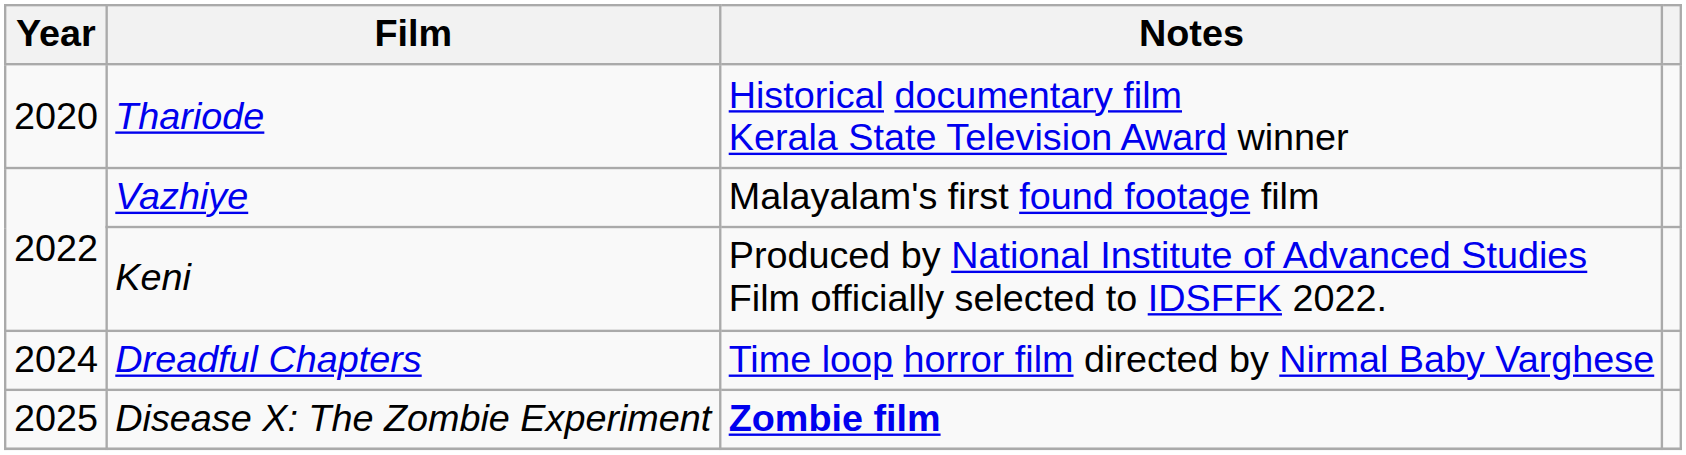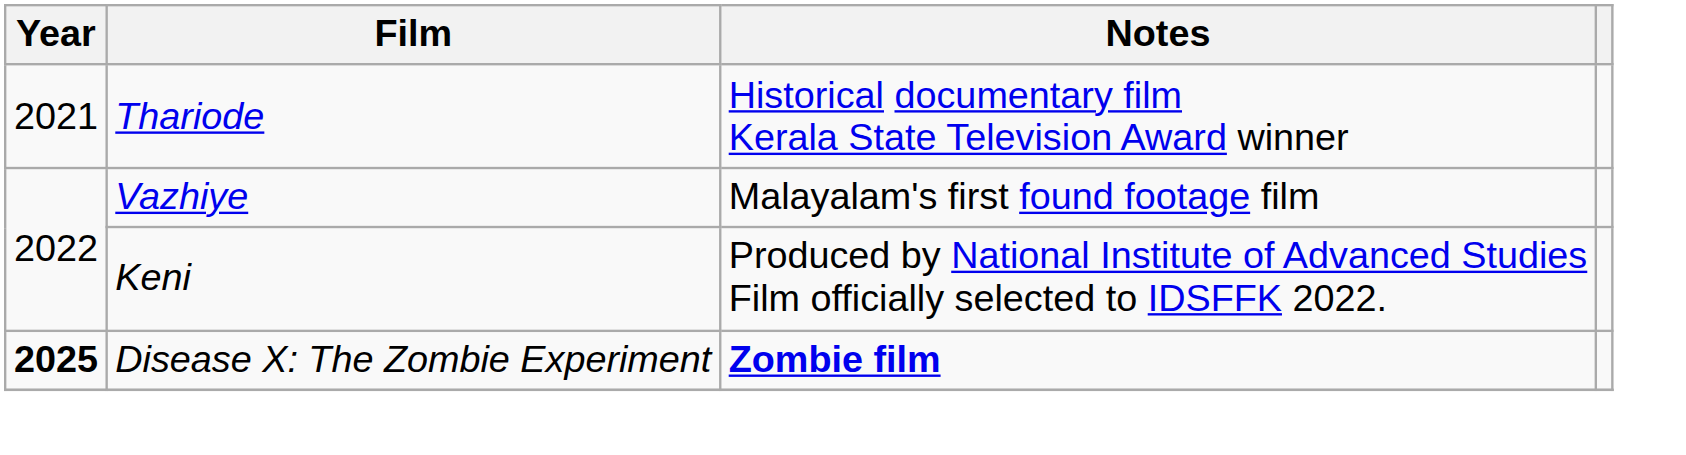(56, 115) 2020 -> (56, 115) 2021
- row: (269, 358)
(56, 418) normal -> (56, 358) bold
